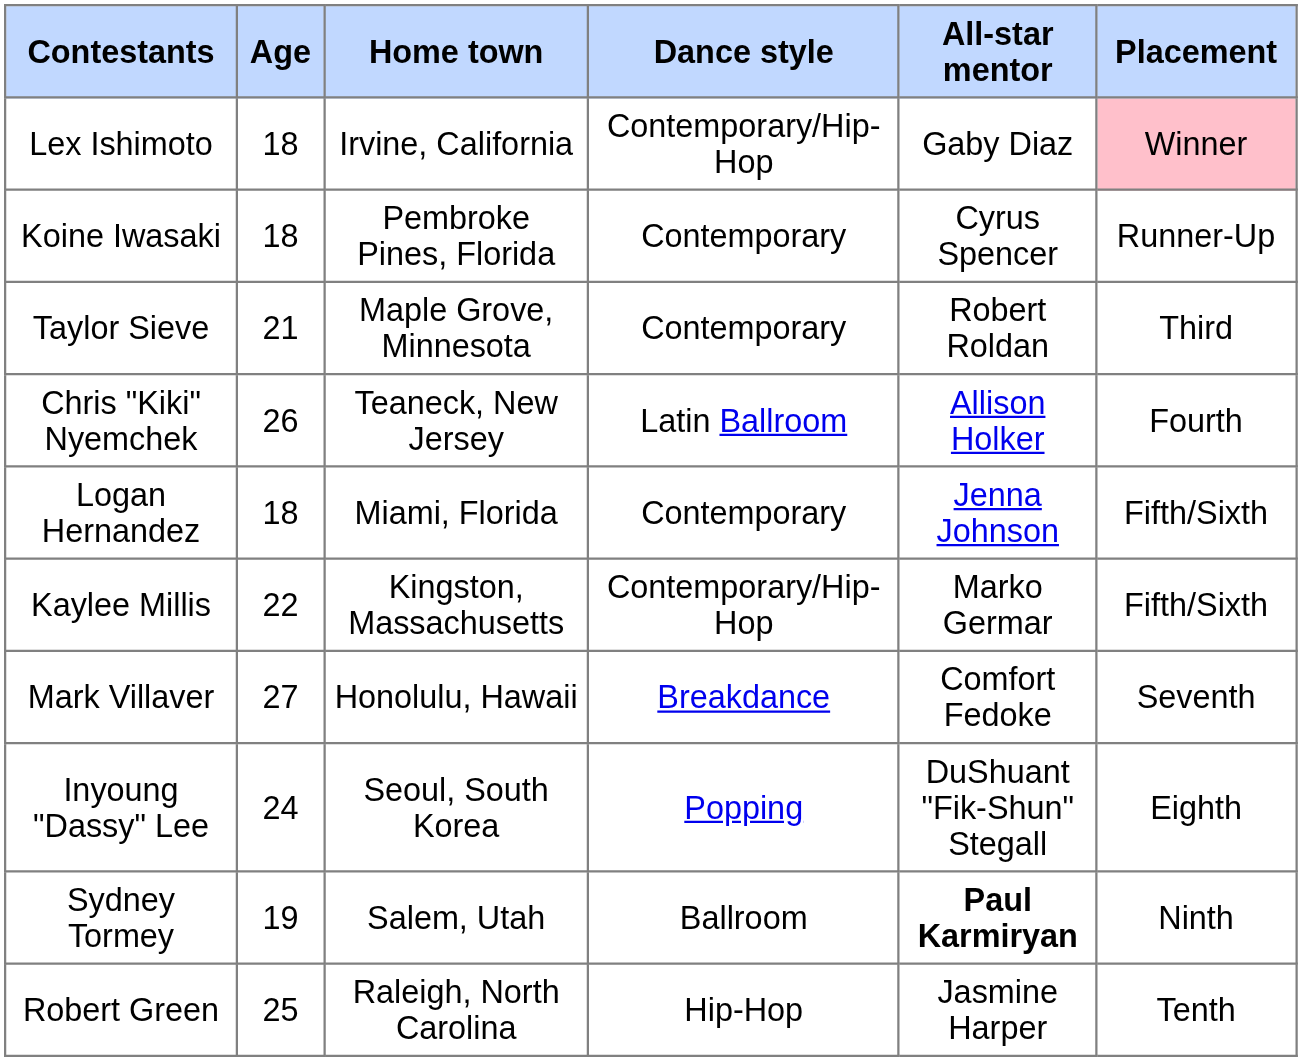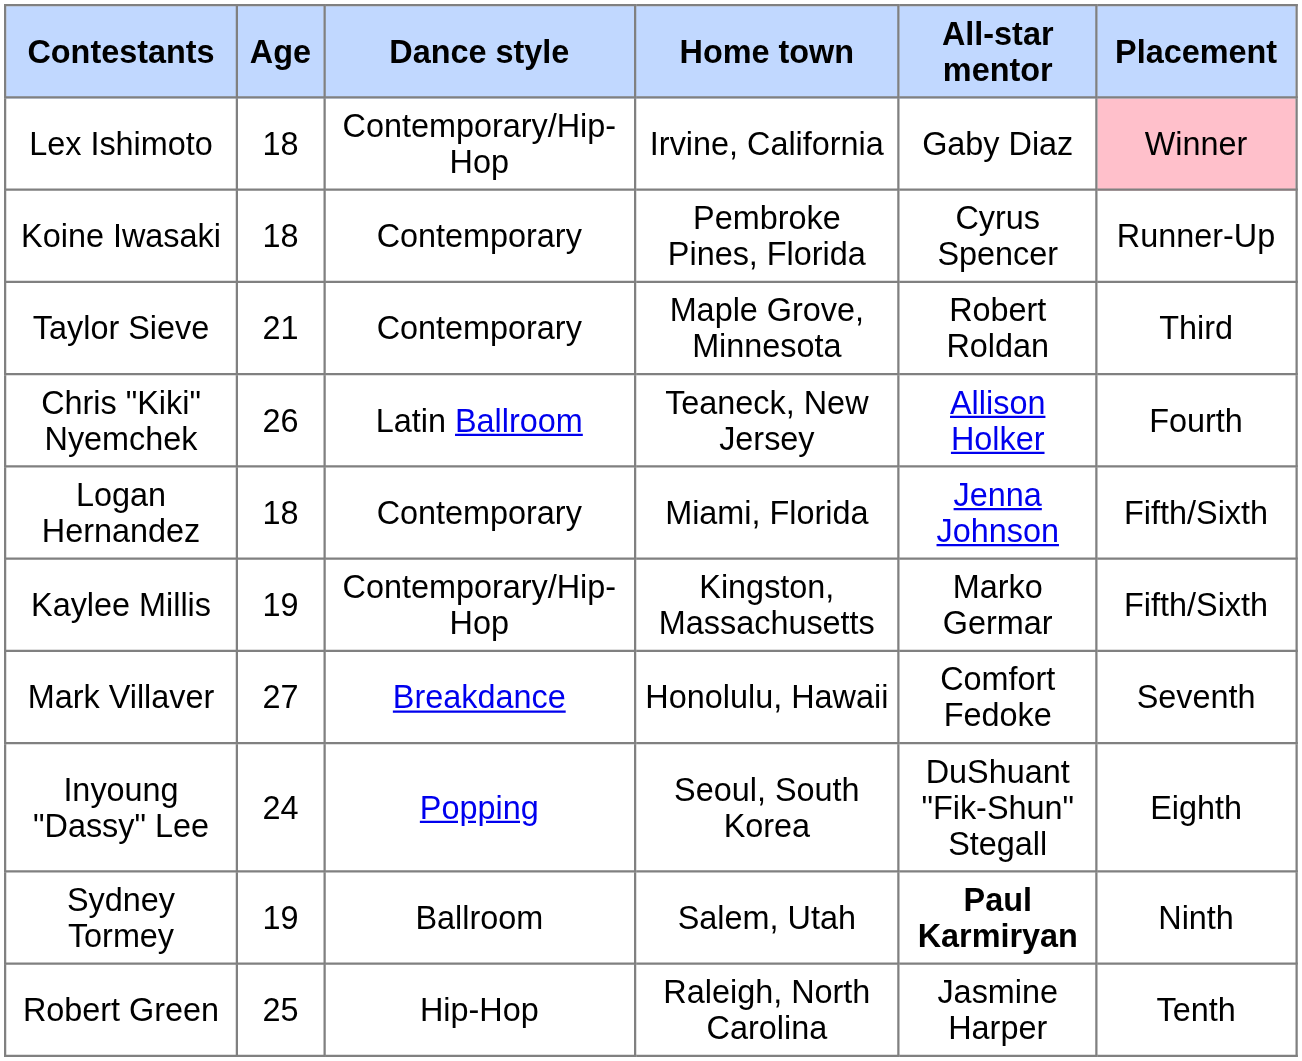columns swapped: (456, 51) <-> (744, 51)
(280, 605) 22 -> (280, 605) 19
